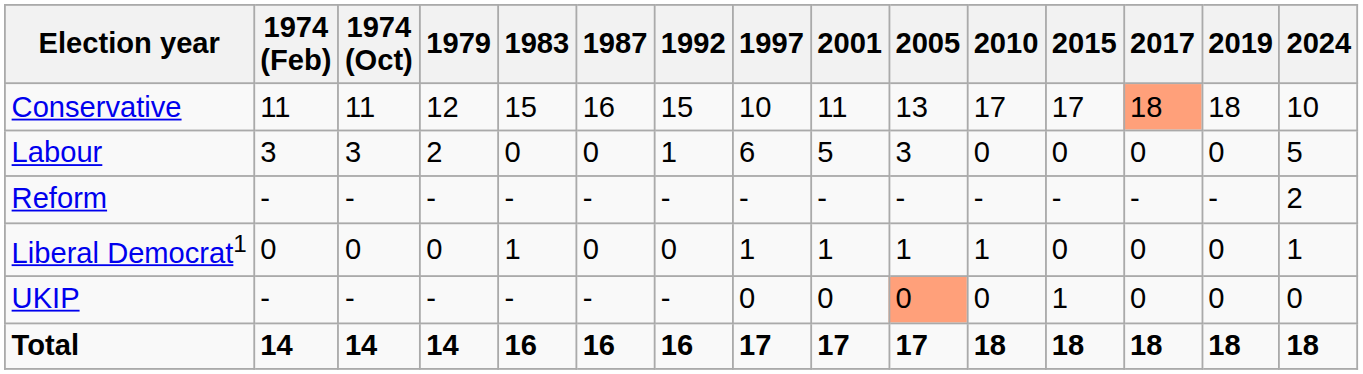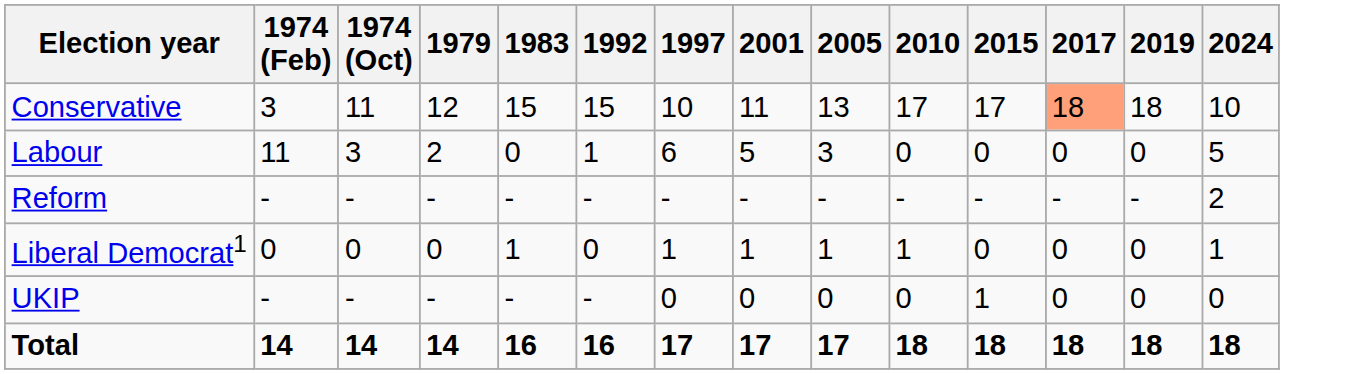- column: (615, 43)
(275, 106) 11 -> (268, 106) 3
(268, 152) 3 -> (275, 152) 11
(904, 299) lightsalmon background -> (825, 299) no background
